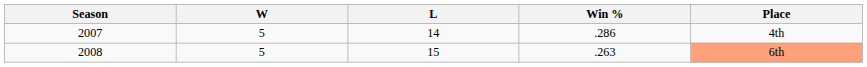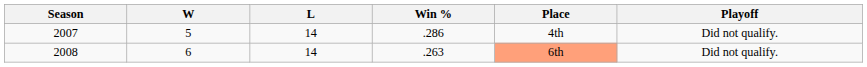+ column: (740, 14)
(262, 52) 5 -> (188, 52) 6
(433, 52) 15 -> (311, 52) 14
